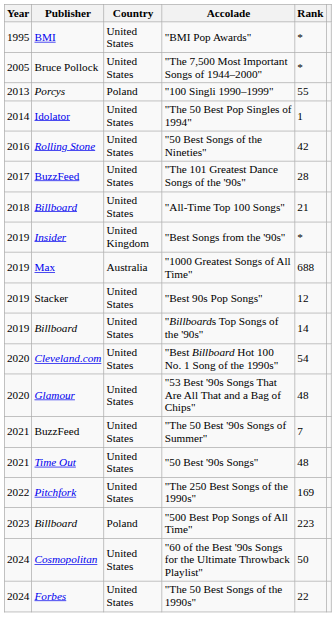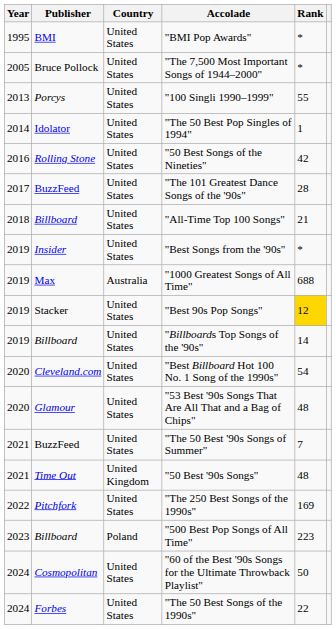(122, 91) Poland -> (122, 98) United States
(128, 237) United Kingdom -> (122, 249) United States
(303, 298) no background -> (303, 310) gold background
(122, 462) United States -> (128, 475) United Kingdom
